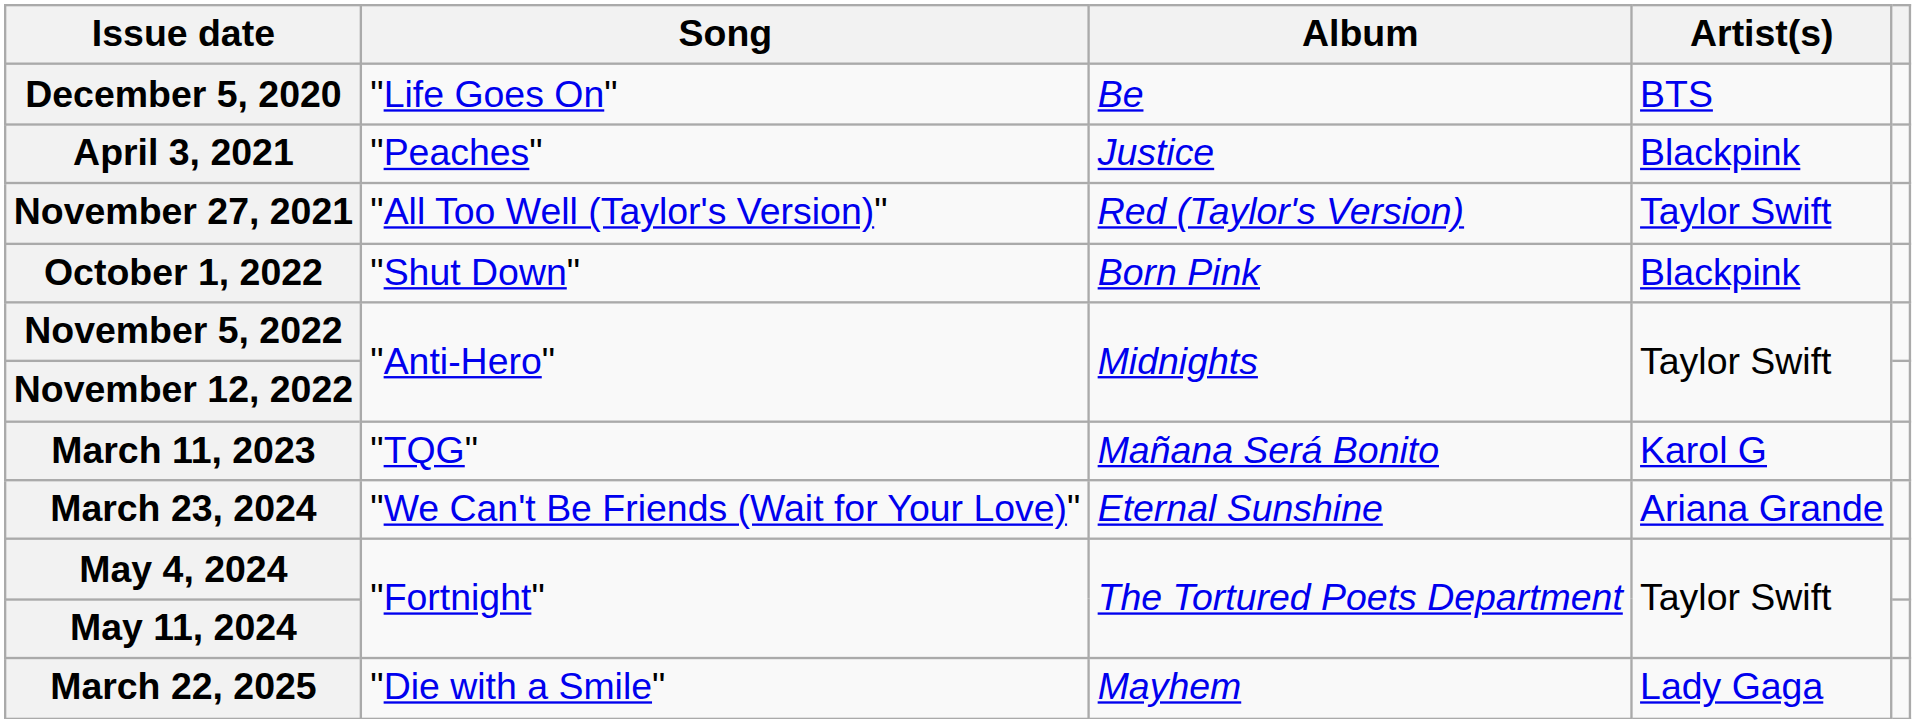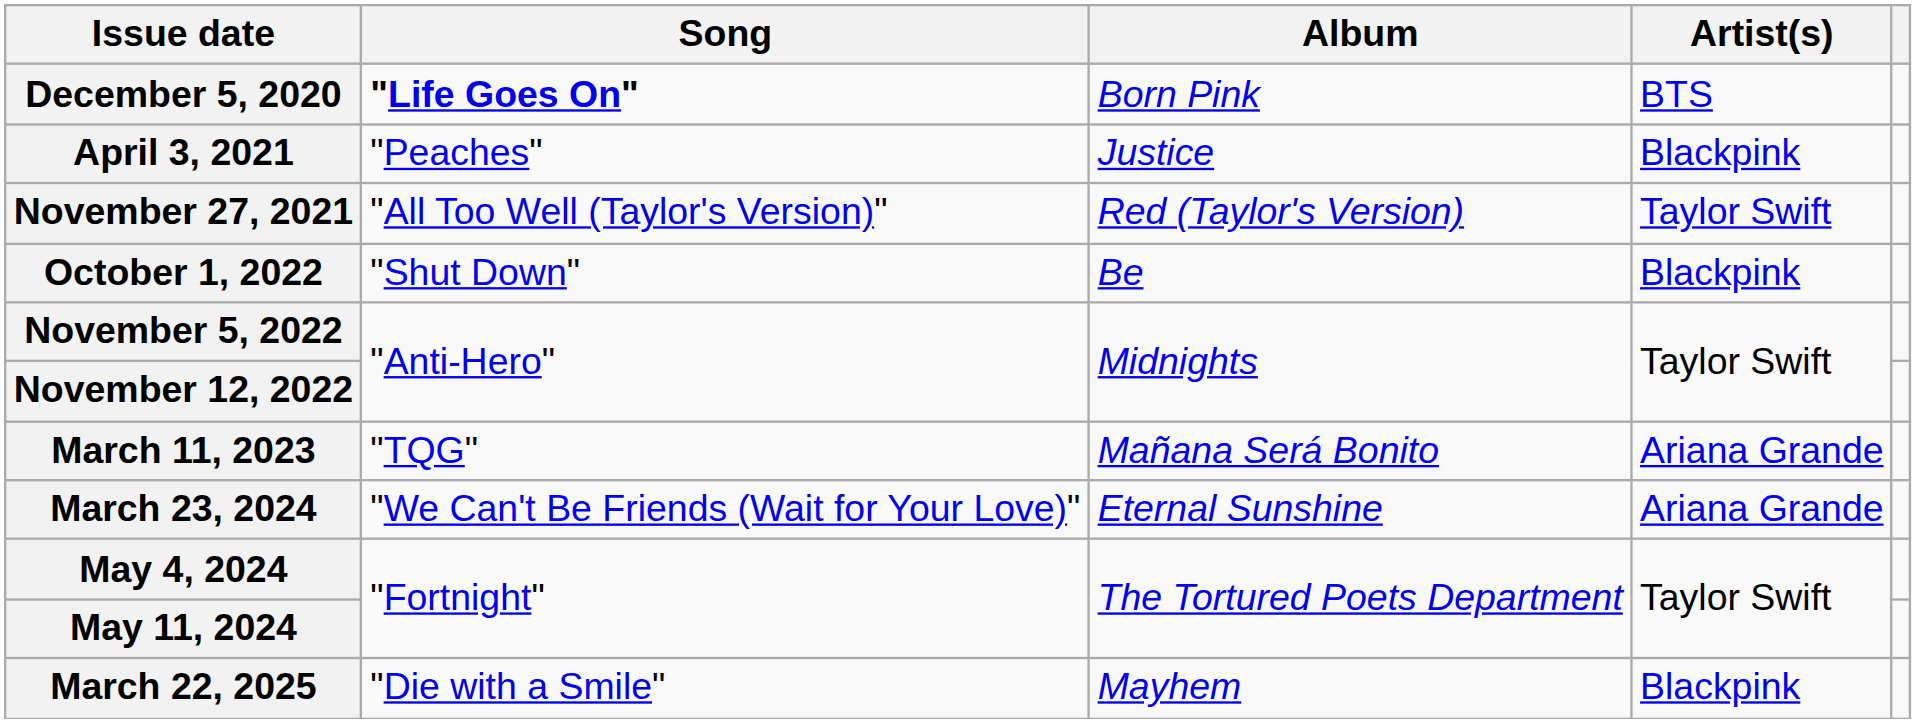(494, 93) normal -> (505, 93) bold
(1121, 93) Be -> (1179, 93) Born Pink
(1179, 271) Born Pink -> (1121, 271) Be
(1704, 449) Karol G -> (1762, 449) Ariana Grande
(1732, 687) Lady Gaga -> (1720, 687) Blackpink
